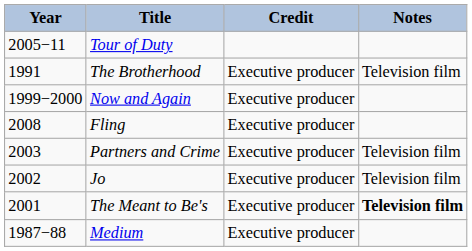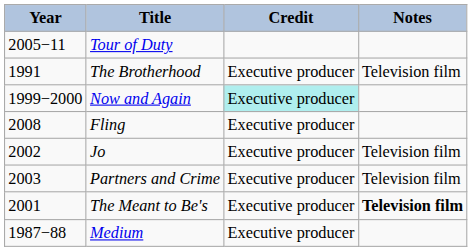(291, 98) no background -> (291, 98) paleturquoise background
rows swapped: (98, 178) <-> (155, 152)
